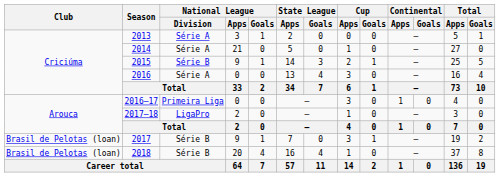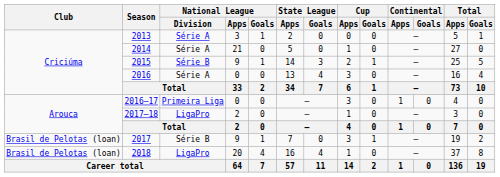(193, 153) Série B -> (193, 153) LigaPro
